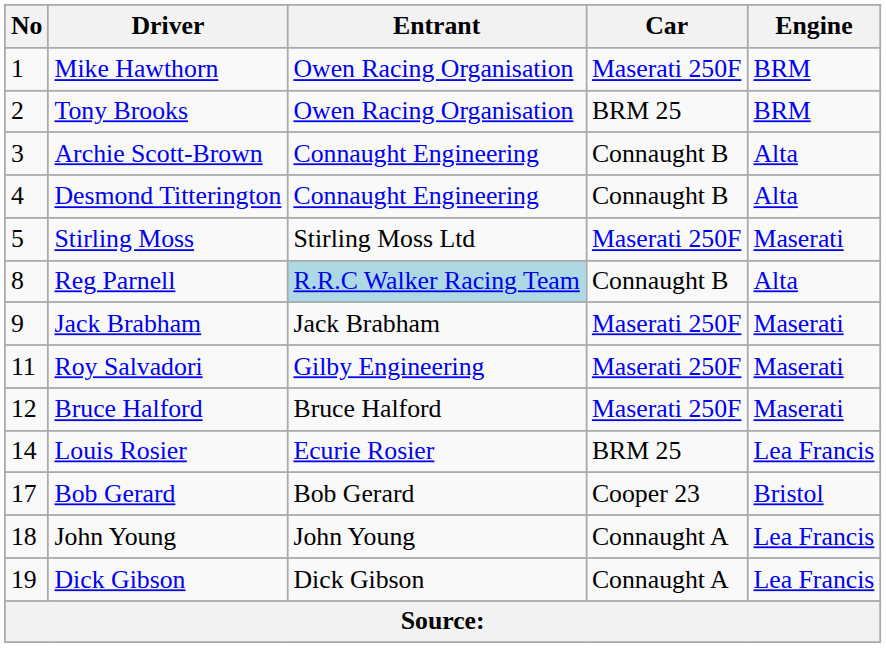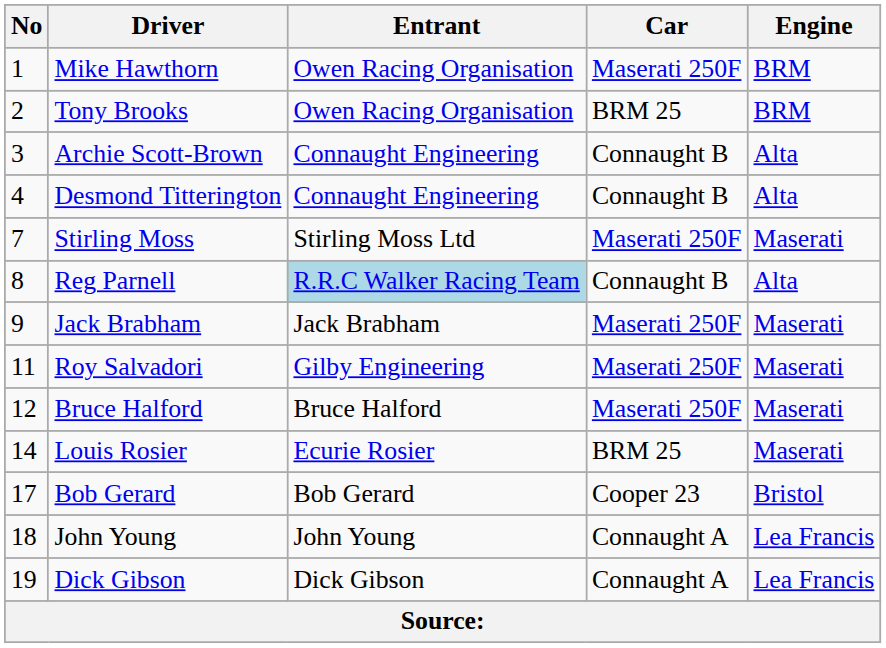(17, 238) 5 -> (17, 238) 7
(814, 451) Lea Francis -> (799, 451) Maserati
